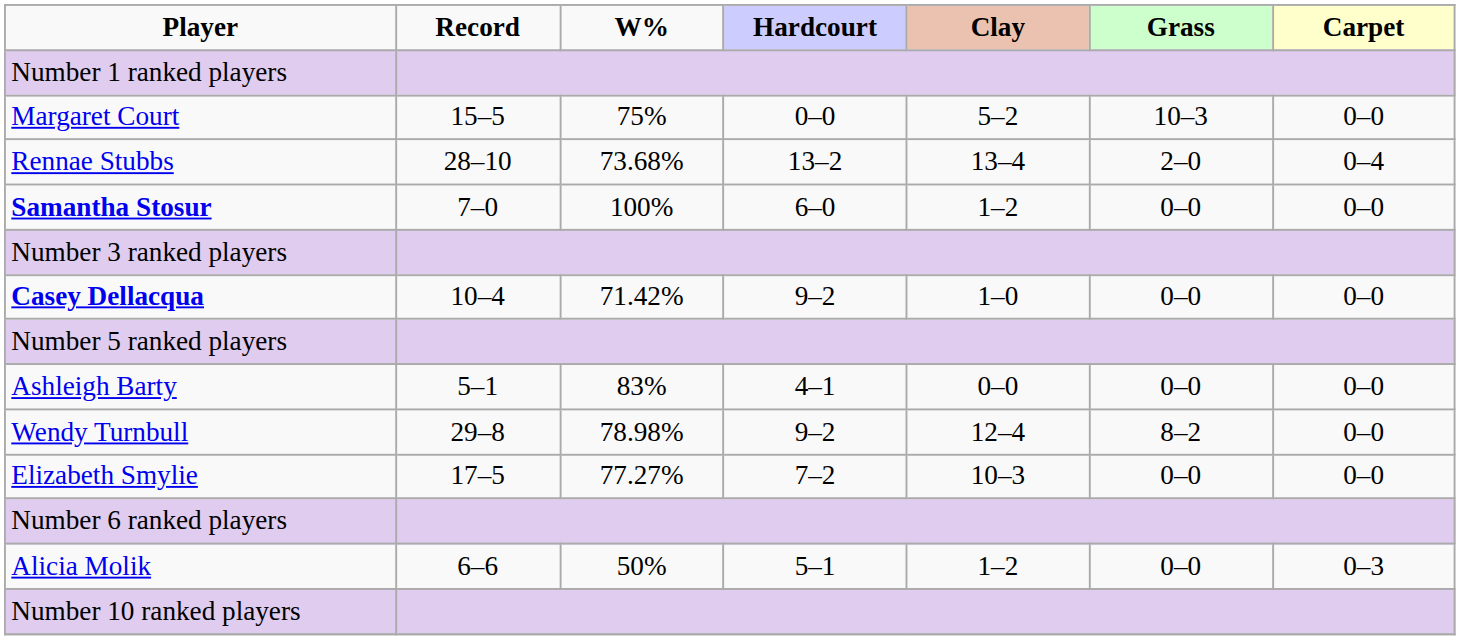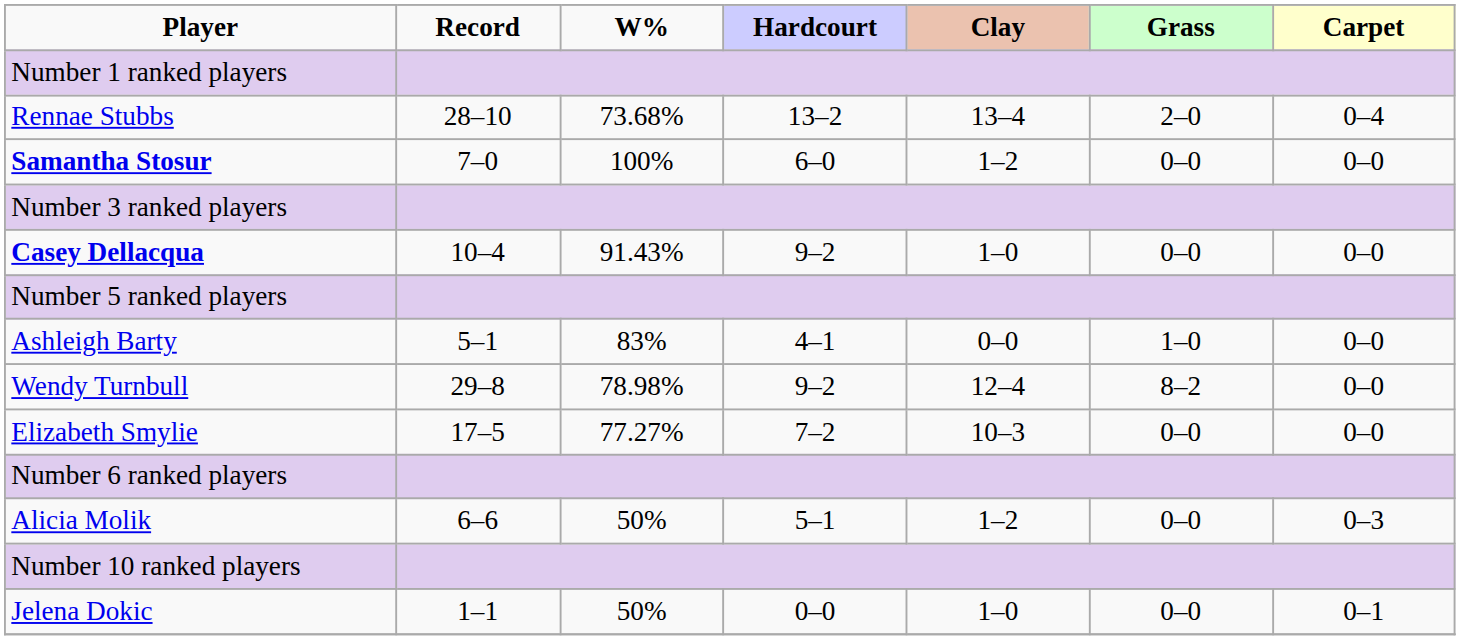- row: (95, 117)
(642, 296) 71.42% -> (642, 251) 91.43%
(1181, 386) 0–0 -> (1181, 341) 1–0
+ row: (82, 610)
